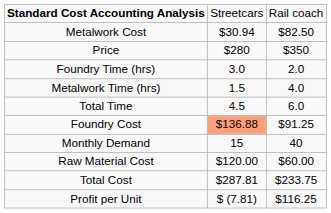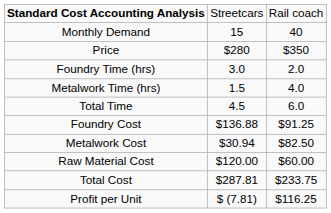rows swapped: (106, 143) <-> (106, 32)
(237, 124) lightsalmon background -> (237, 124) no background
